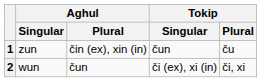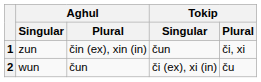(228, 49) ču -> (234, 49) či, xi
(234, 67) či, xi -> (228, 67) ču
